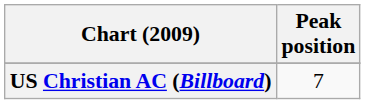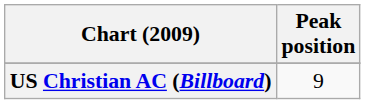(318, 80) 7 -> (318, 80) 9
